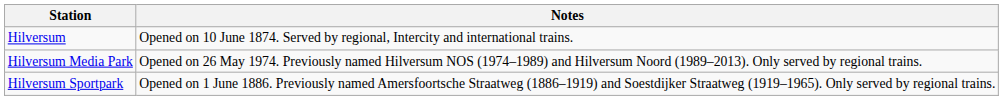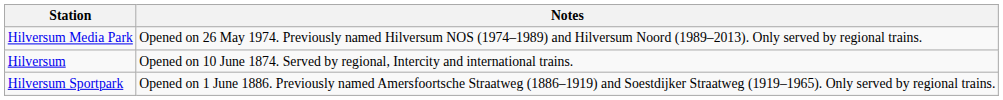rows swapped: (37, 38) <-> (70, 60)
